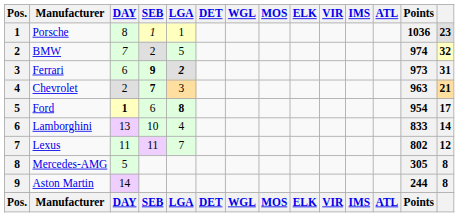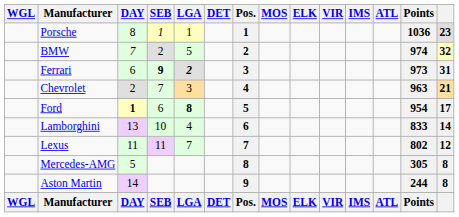columns swapped: (17, 13) <-> (242, 13)
(153, 88) bold -> (161, 88) normal
